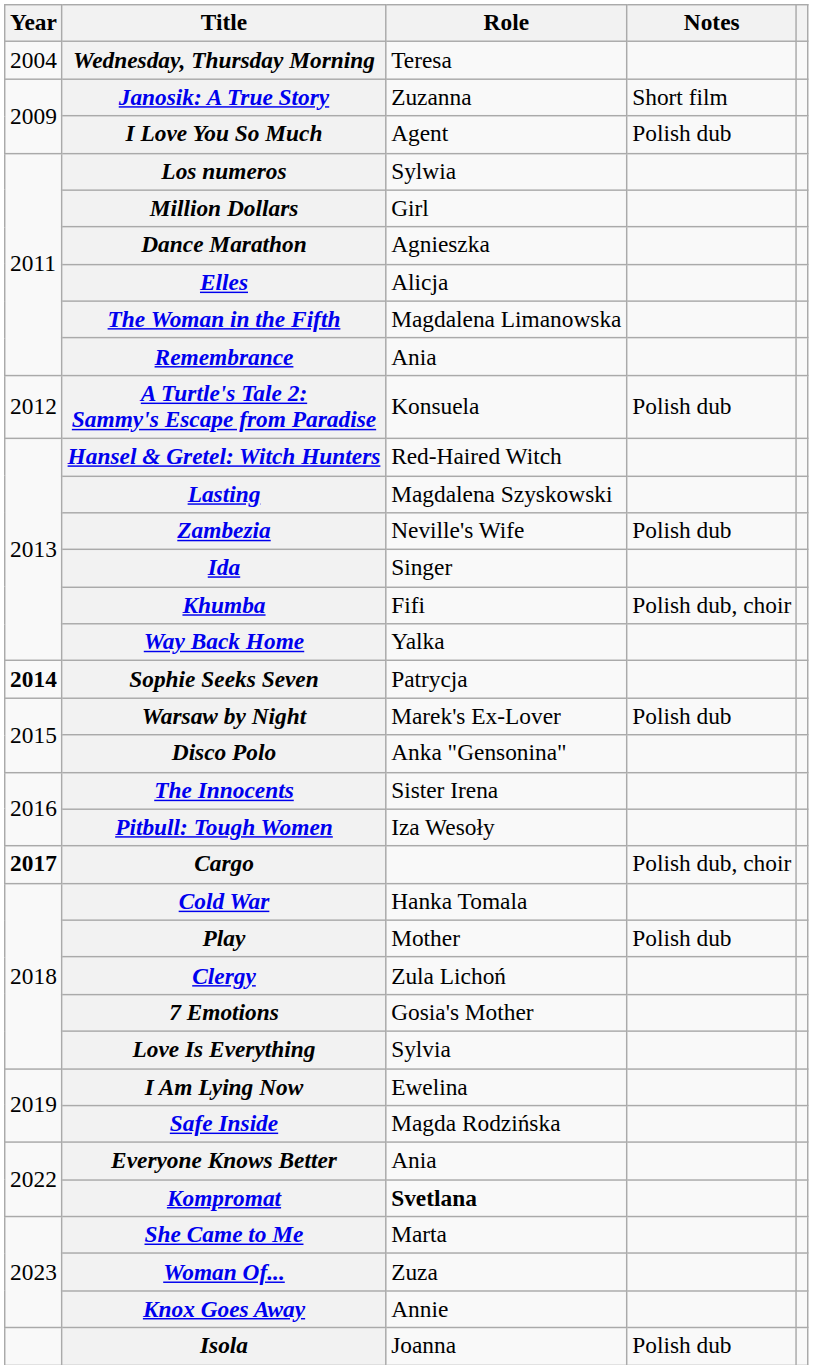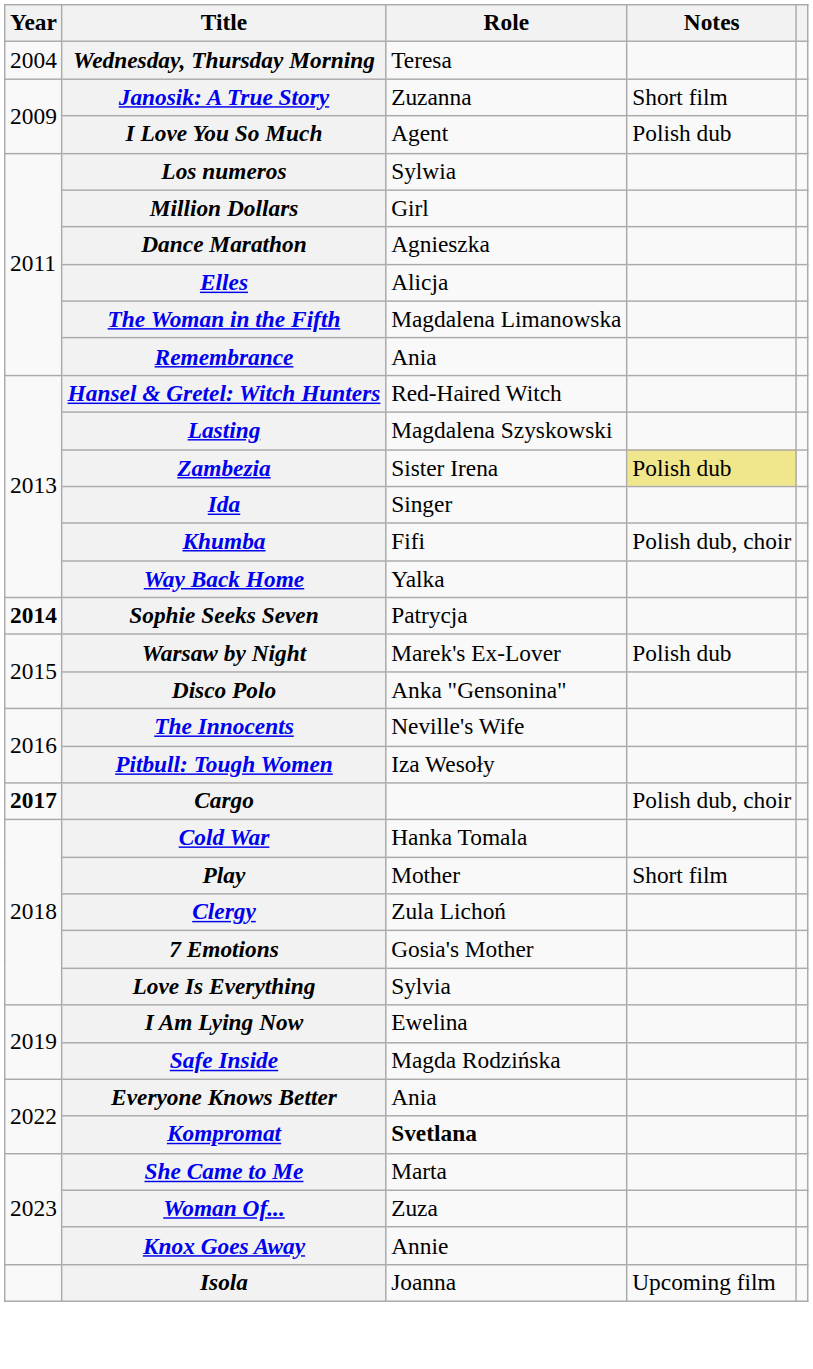- row: (224, 406)
(458, 530) Neville's Wife -> (445, 467) Sister Irena
(682, 530) no background -> (682, 467) khaki background
(445, 790) Sister Irena -> (458, 726) Neville's Wife
(682, 938) Polish dub -> (680, 875) Short film
(682, 1345) Polish dub -> (704, 1282) Upcoming film
